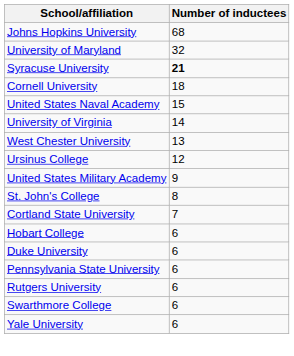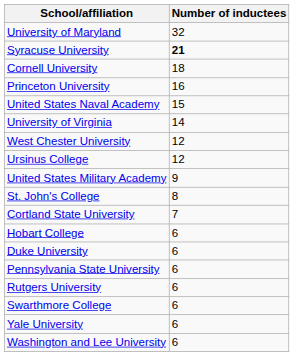- row: (72, 31)
+ row: (58, 86)
(178, 141) 13 -> (178, 141) 12
+ row: (87, 342)
